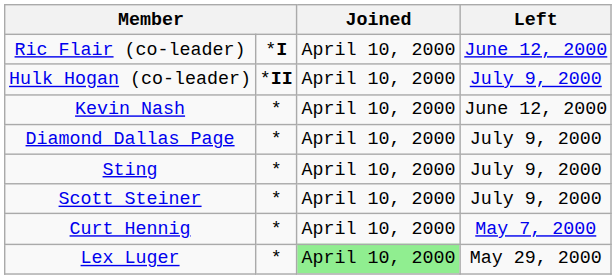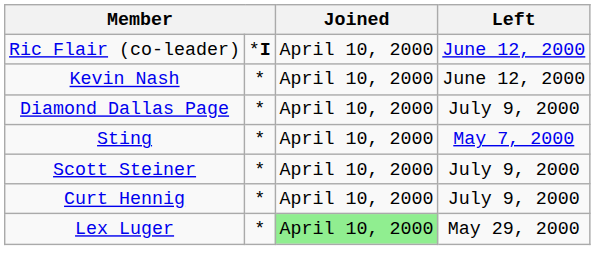- row: (130, 79)
(536, 169) July 9, 2000 -> (514, 139) May 7, 2000
(536, 229) May 7, 2000 -> (514, 199) July 9, 2000
